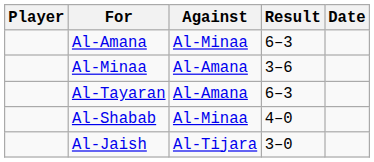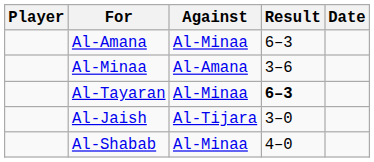(210, 94) Al-Amana -> (210, 94) Al-Minaa
(279, 94) normal -> (279, 94) bold
rows swapped: (114, 119) <-> (109, 144)
